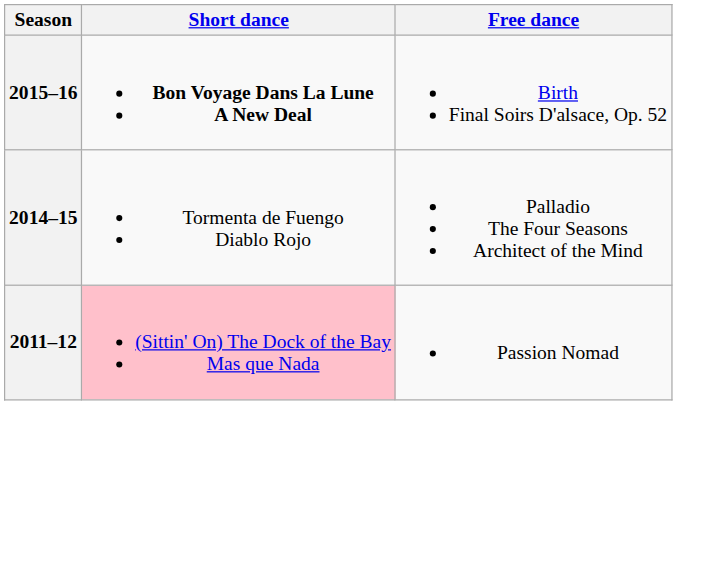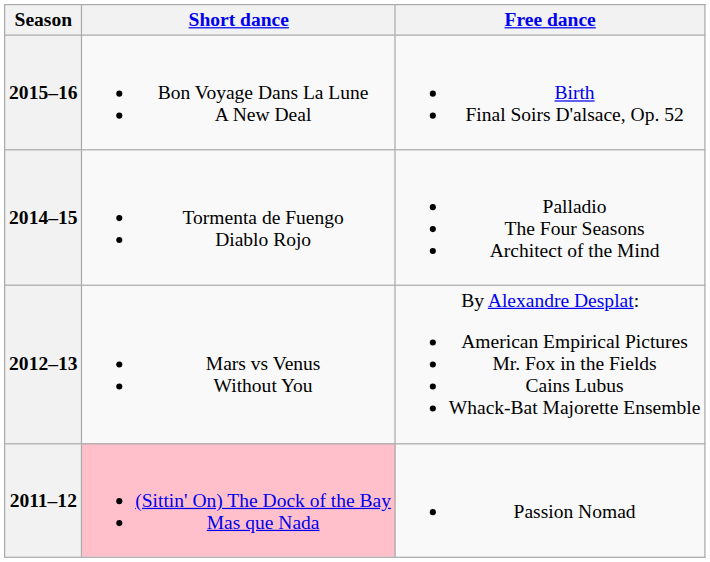(239, 104) bold -> (239, 104) normal
+ row: (43, 364)
